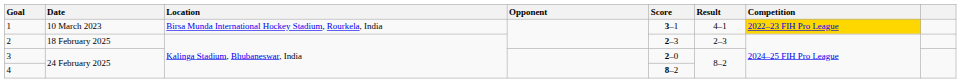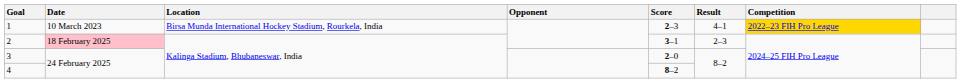(671, 26) 3–1 -> (671, 26) 2–3
(79, 41) no background -> (79, 41) pink background
(671, 41) 2–3 -> (671, 41) 3–1
